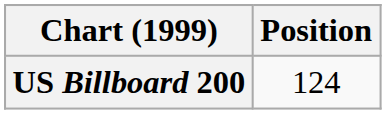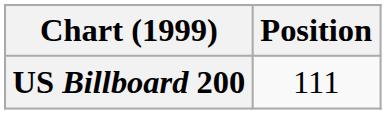(316, 81) 124 -> (316, 81) 111
